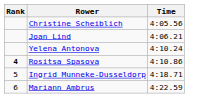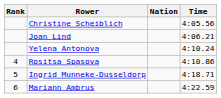+ column: (164, 11)
(16, 62) bold -> (16, 62) normal
